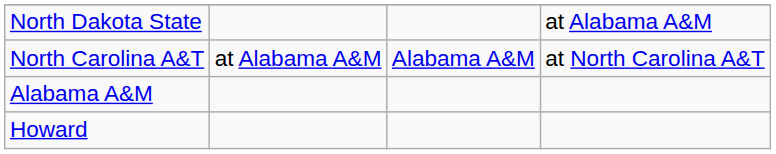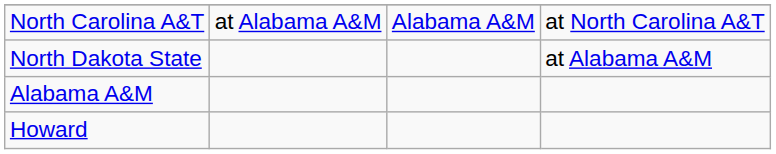rows swapped: (107, 58) <-> (106, 22)
